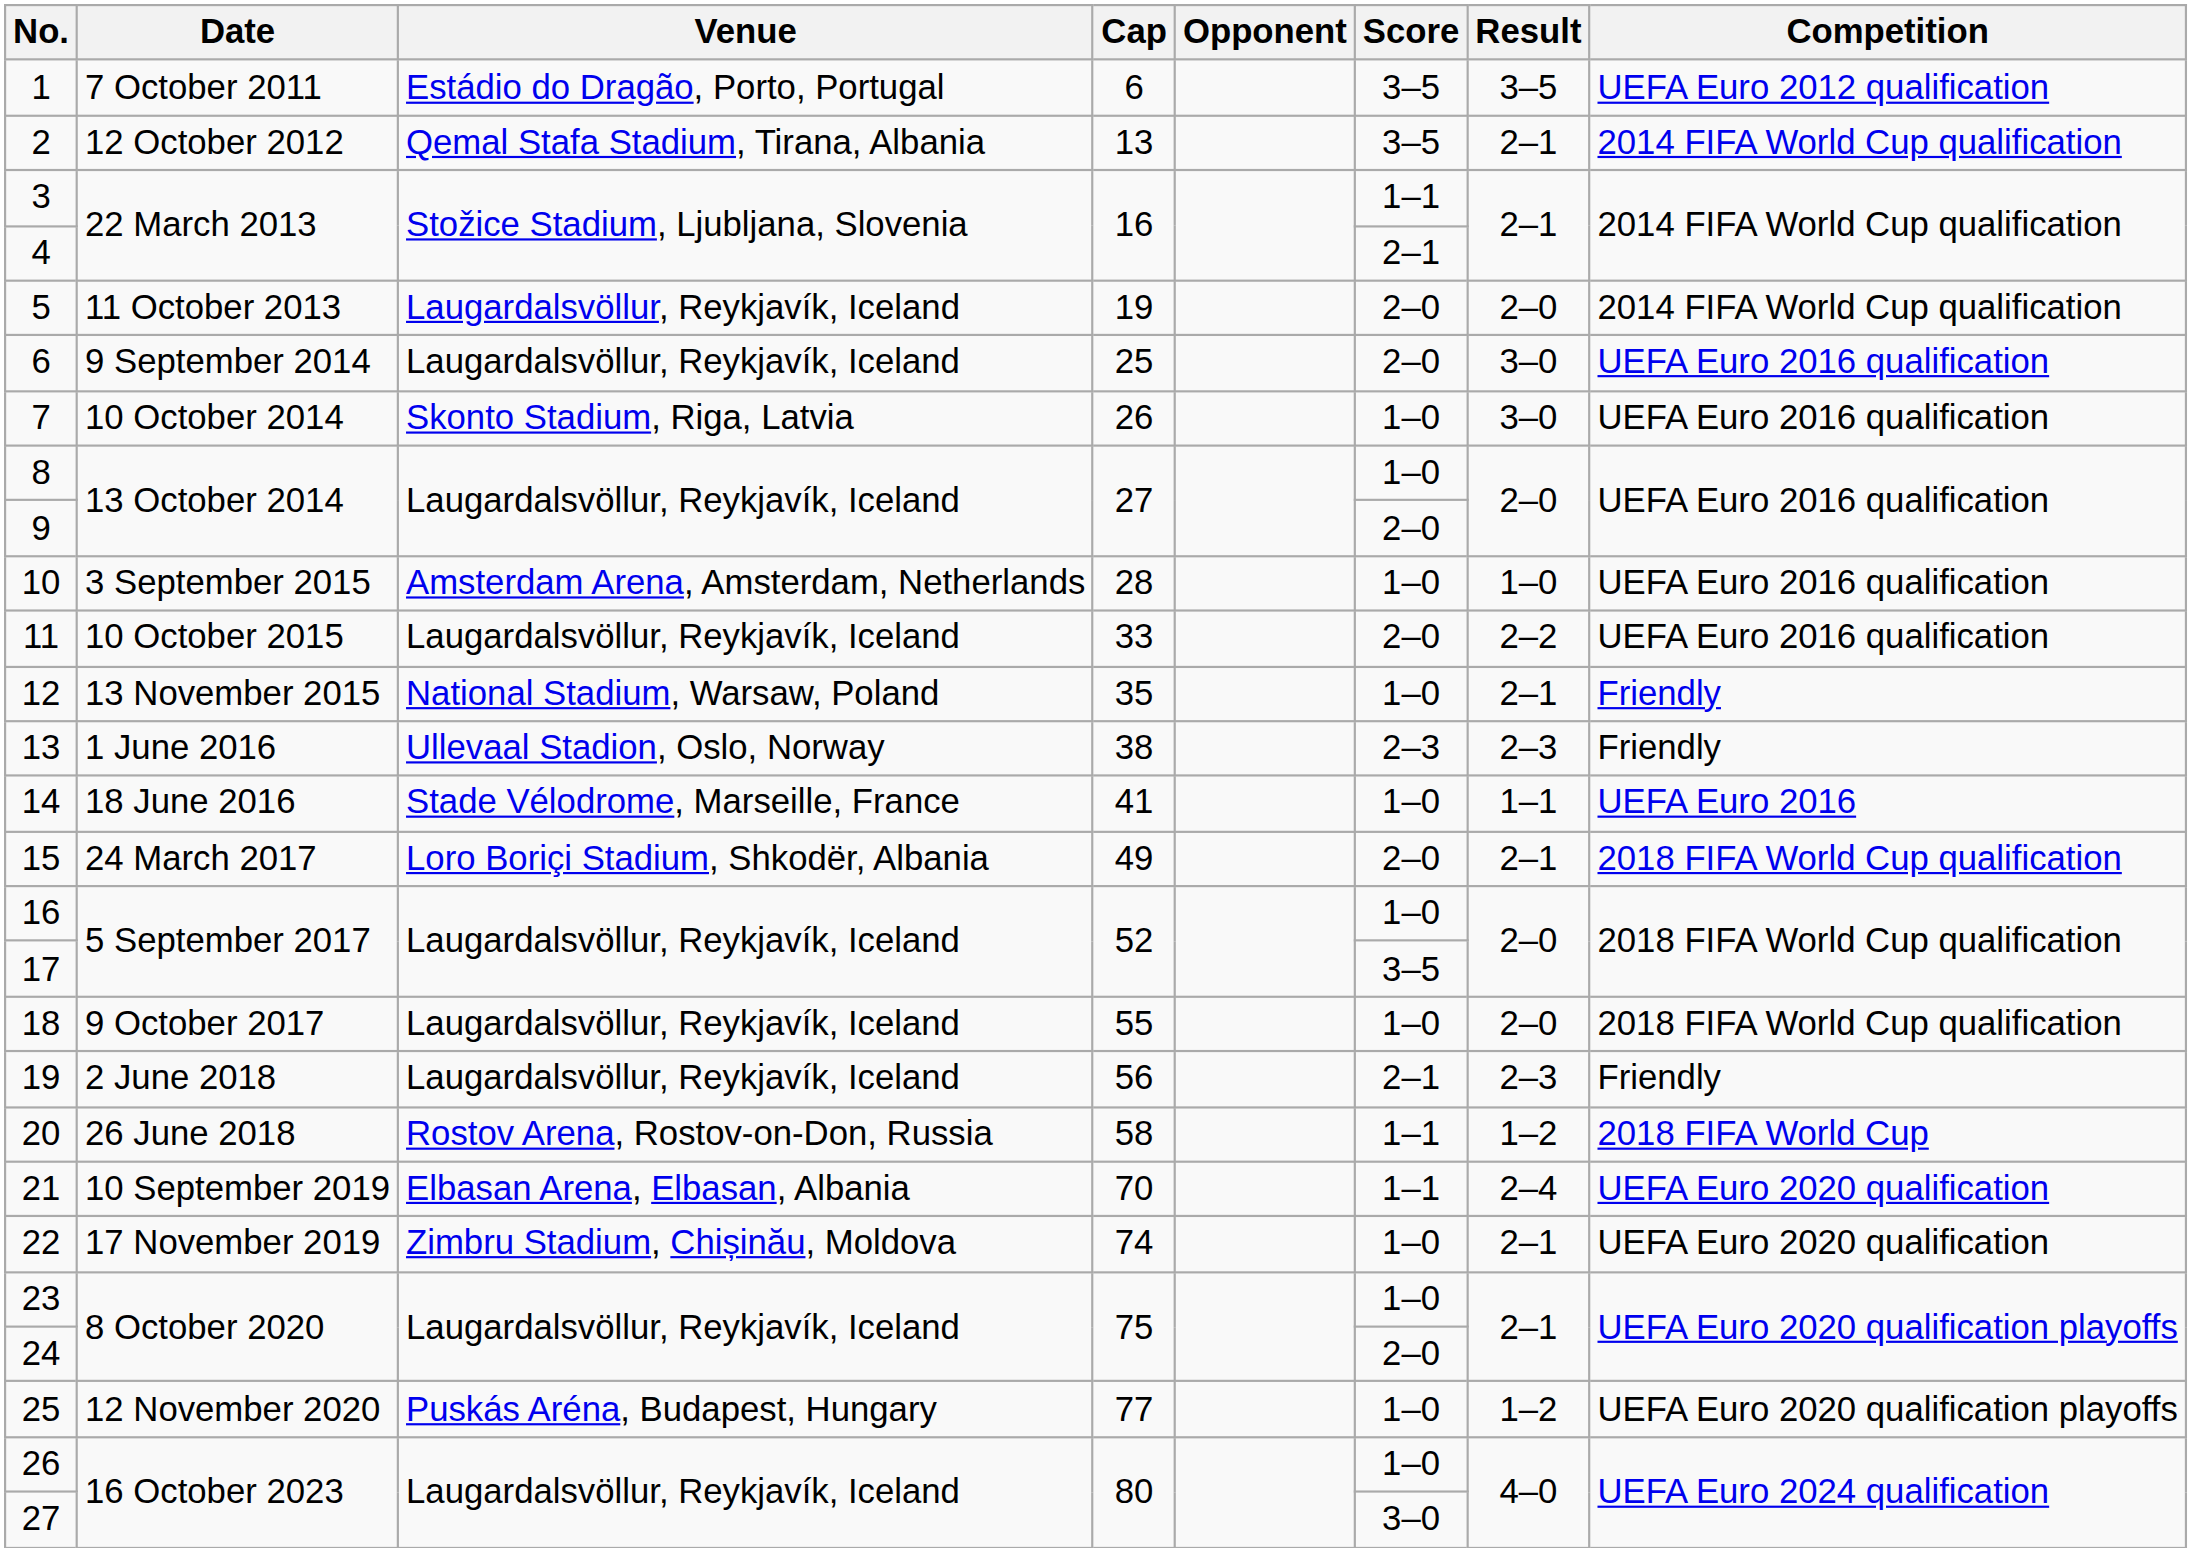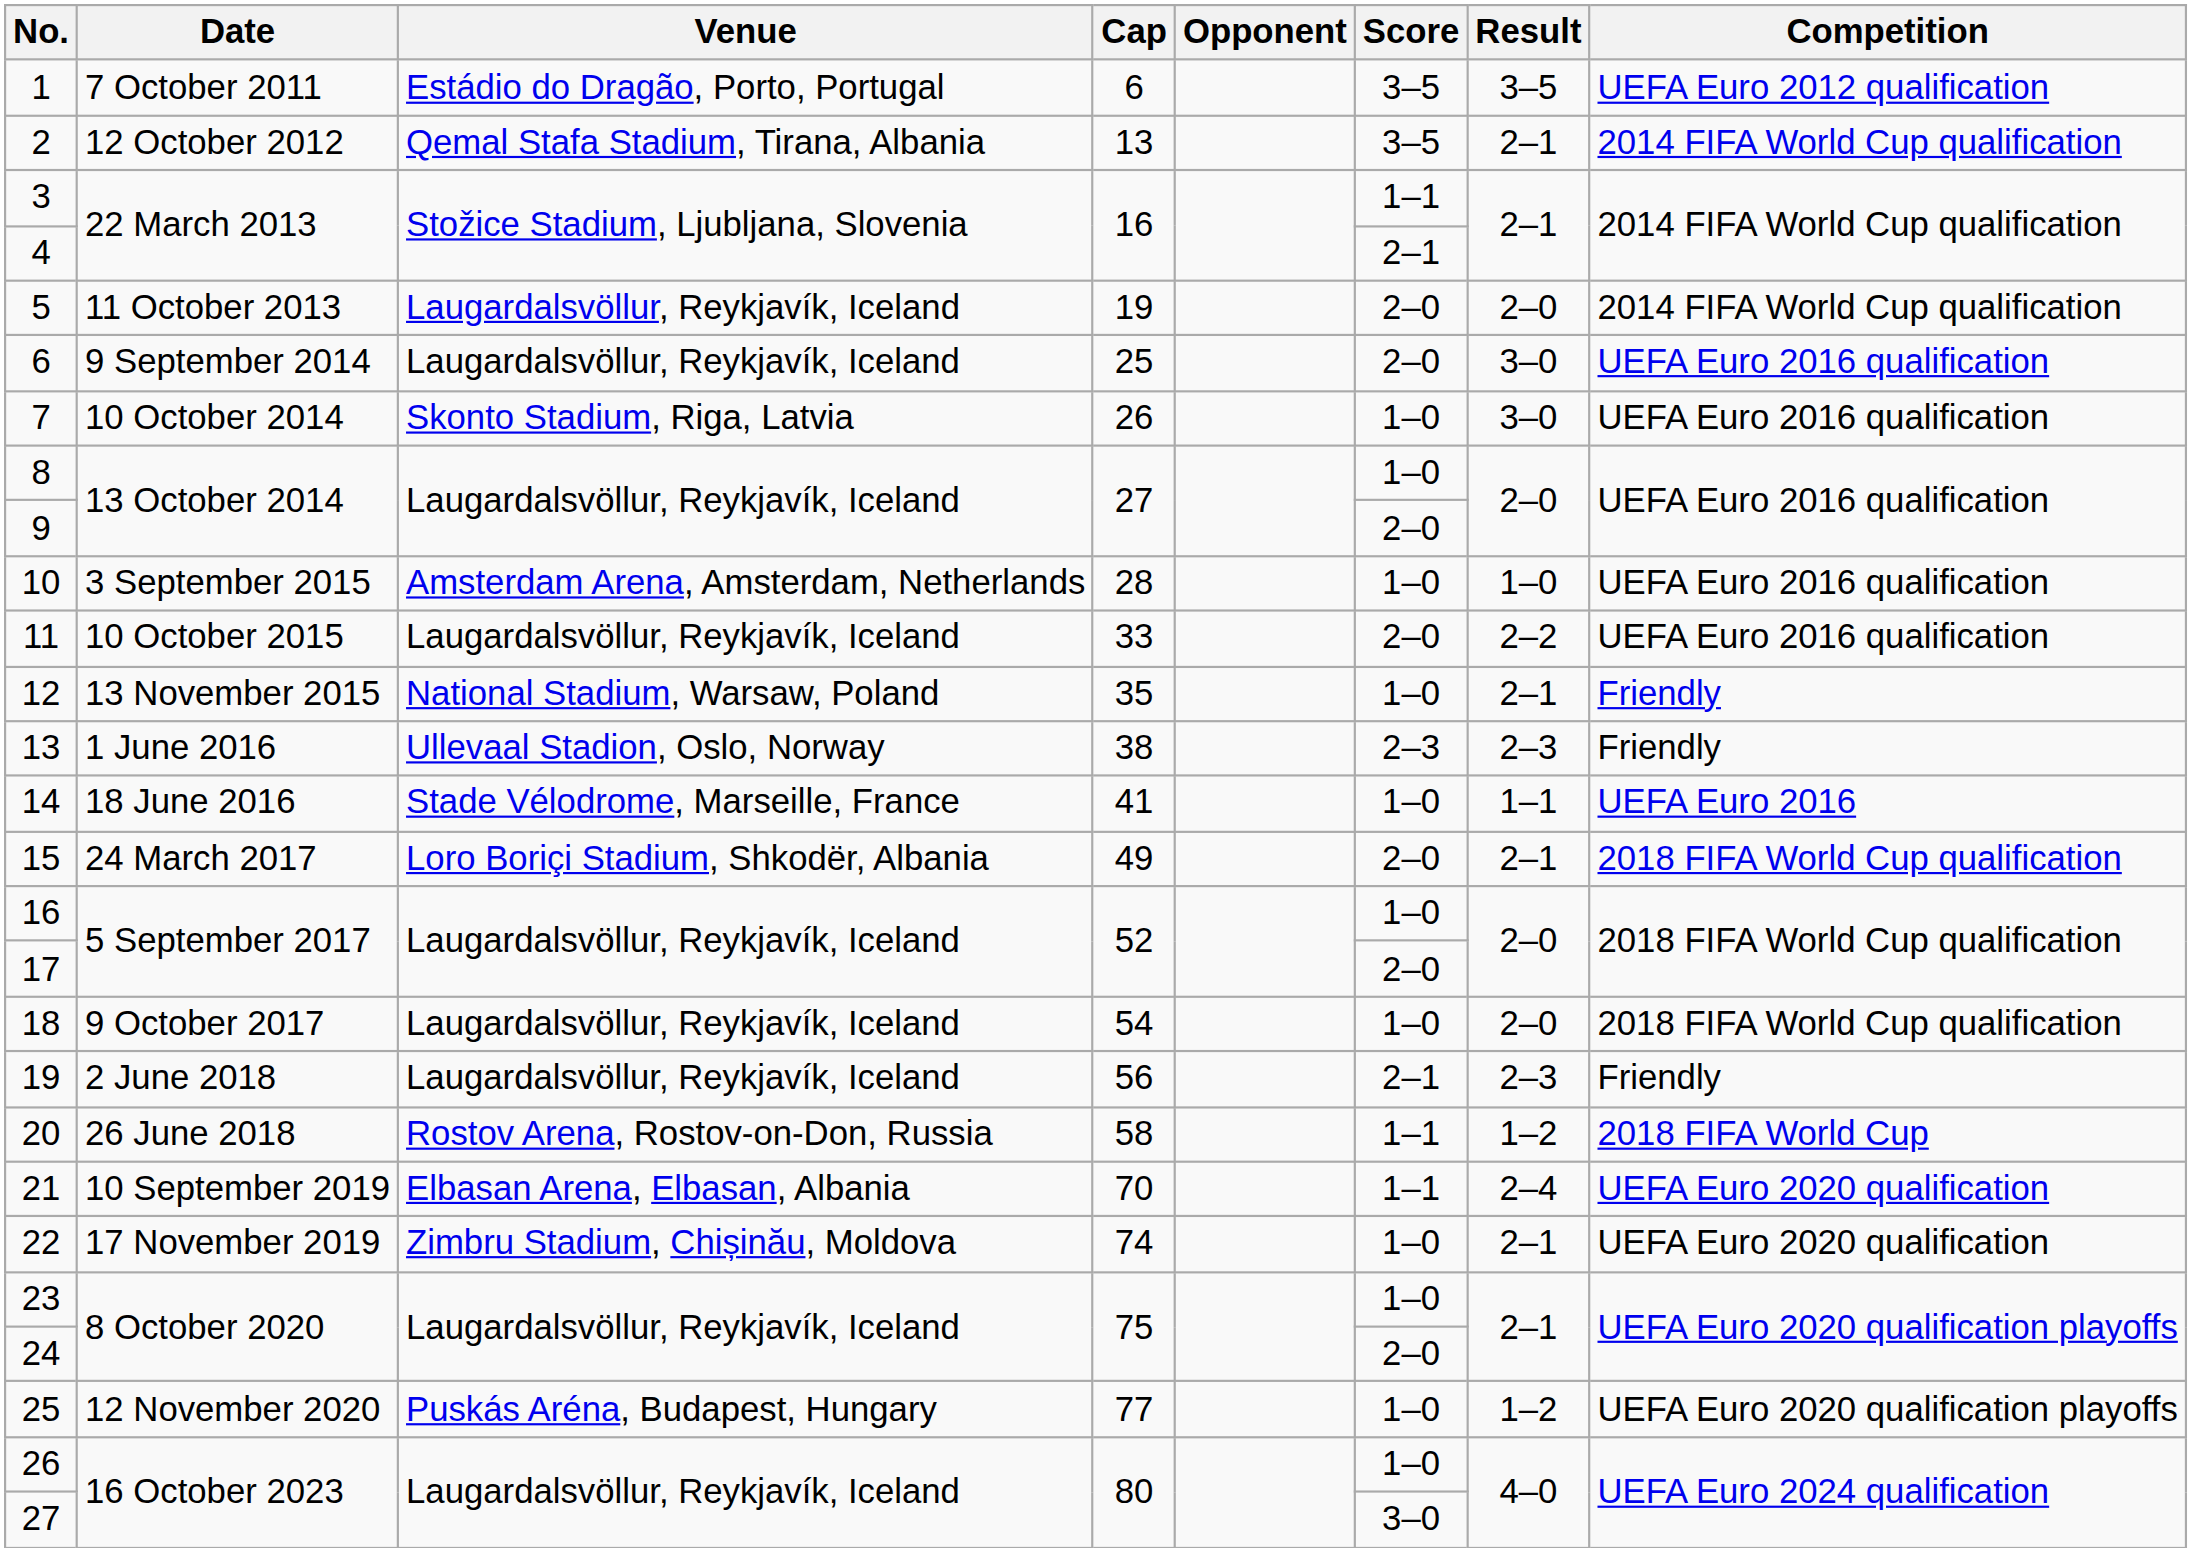(1411, 968) 3–5 -> (1411, 968) 2–0
(1134, 1023) 55 -> (1134, 1023) 54
